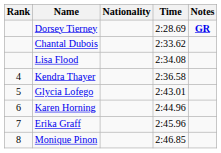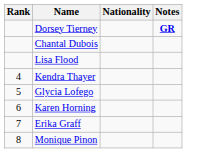- column: (171, 12)
